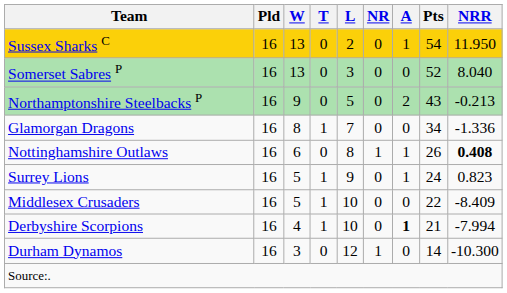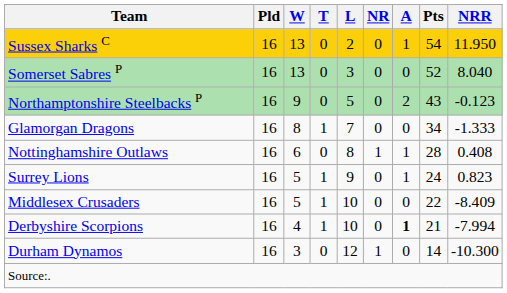(475, 101) -0.213 -> (475, 101) -0.123
(475, 127) -1.336 -> (475, 127) -1.333
(433, 152) 26 -> (433, 152) 28
(475, 152) bold -> (475, 152) normal
